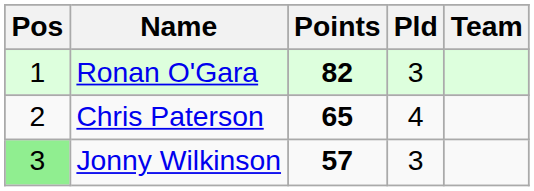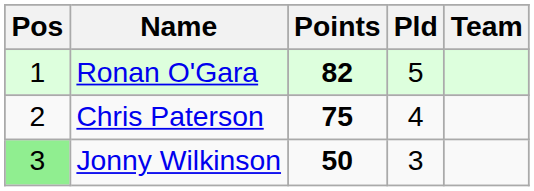(416, 71) 3 -> (416, 71) 5
(337, 116) 65 -> (337, 116) 75
(337, 161) 57 -> (337, 161) 50
